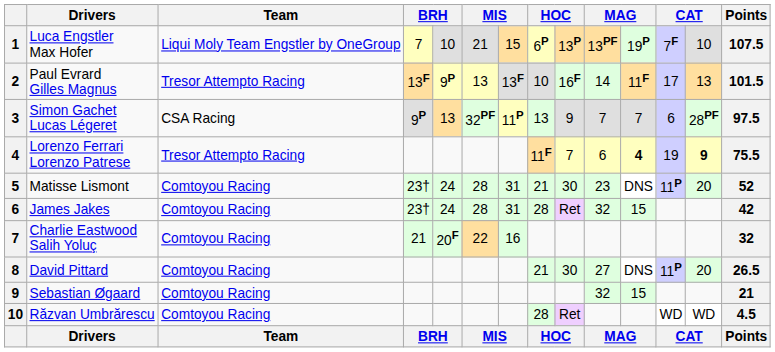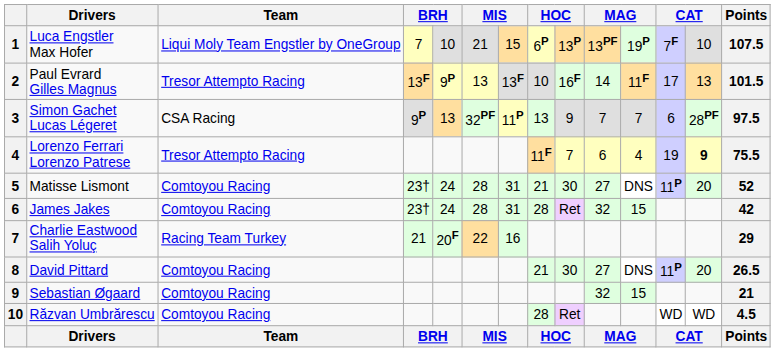(639, 155) bold -> (639, 155) normal
(603, 186) 23 -> (603, 186) 27
(216, 238) Comtoyou Racing -> (224, 238) Racing Team Turkey
(746, 238) 32 -> (746, 238) 29
